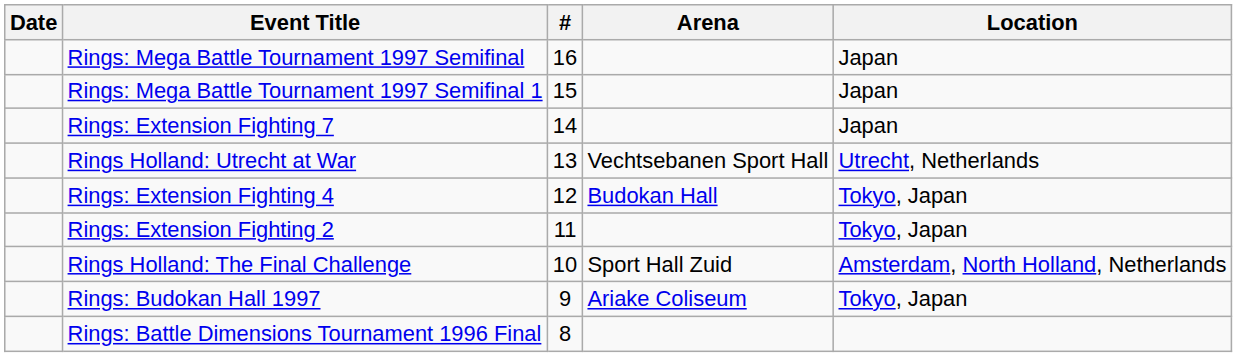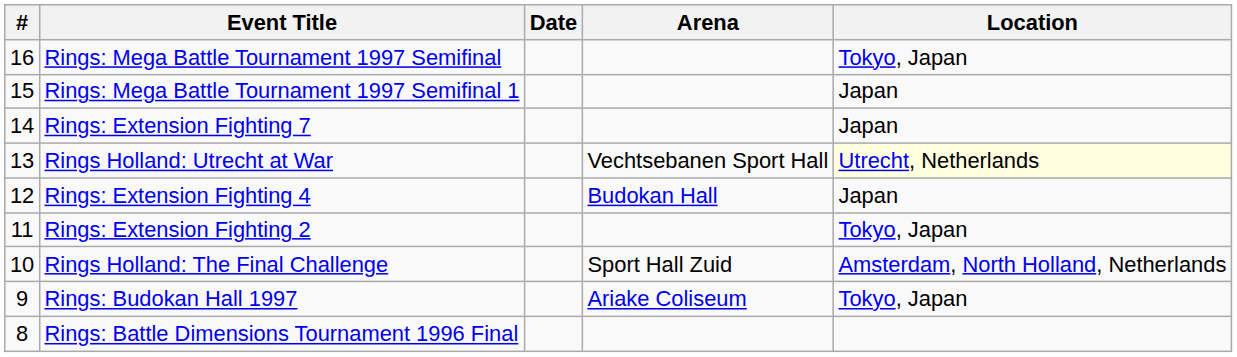columns swapped: (565, 22) <-> (34, 22)
(868, 57) Japan -> (903, 57) Tokyo, Japan
(939, 161) no background -> (939, 161) lightyellow background
(903, 195) Tokyo, Japan -> (868, 195) Japan
